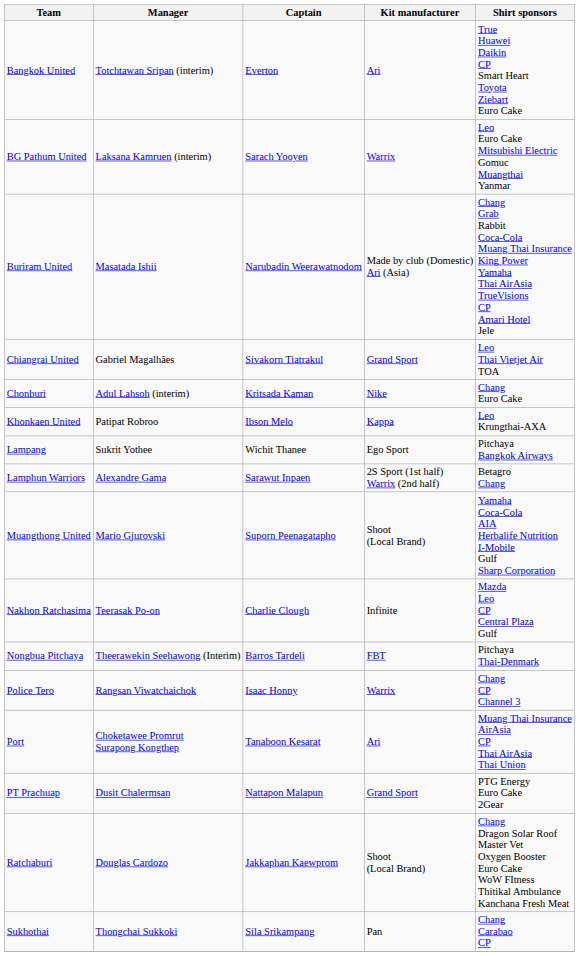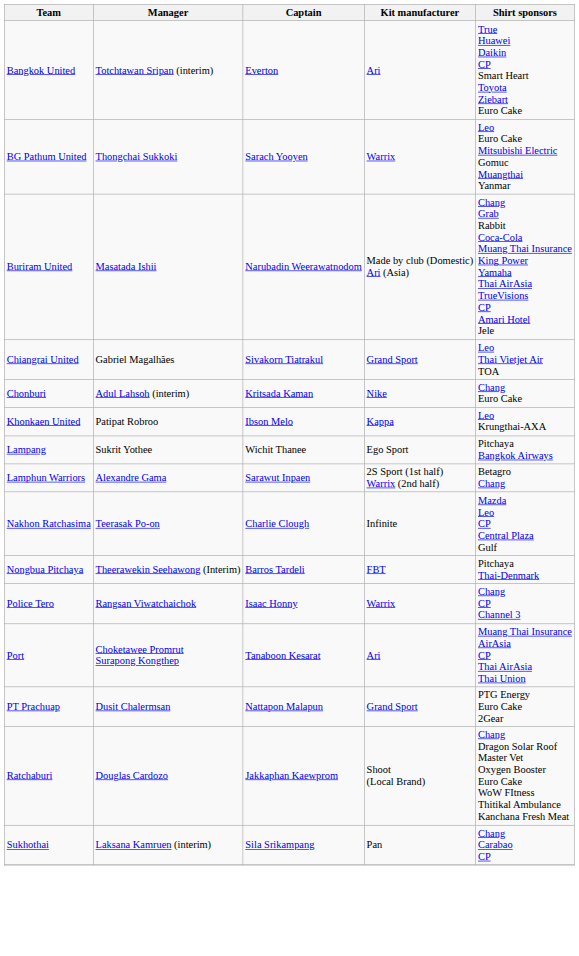(153, 156) Laksana Kamruen (interim) -> (136, 156) Thongchai Sukkoki
- row: (49, 535)
(136, 931) Thongchai Sukkoki -> (153, 845) Laksana Kamruen (interim)
